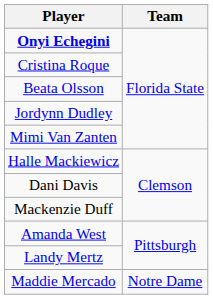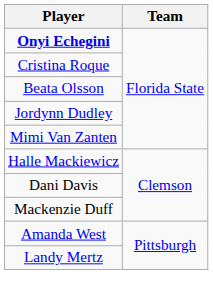- row: (63, 281)
